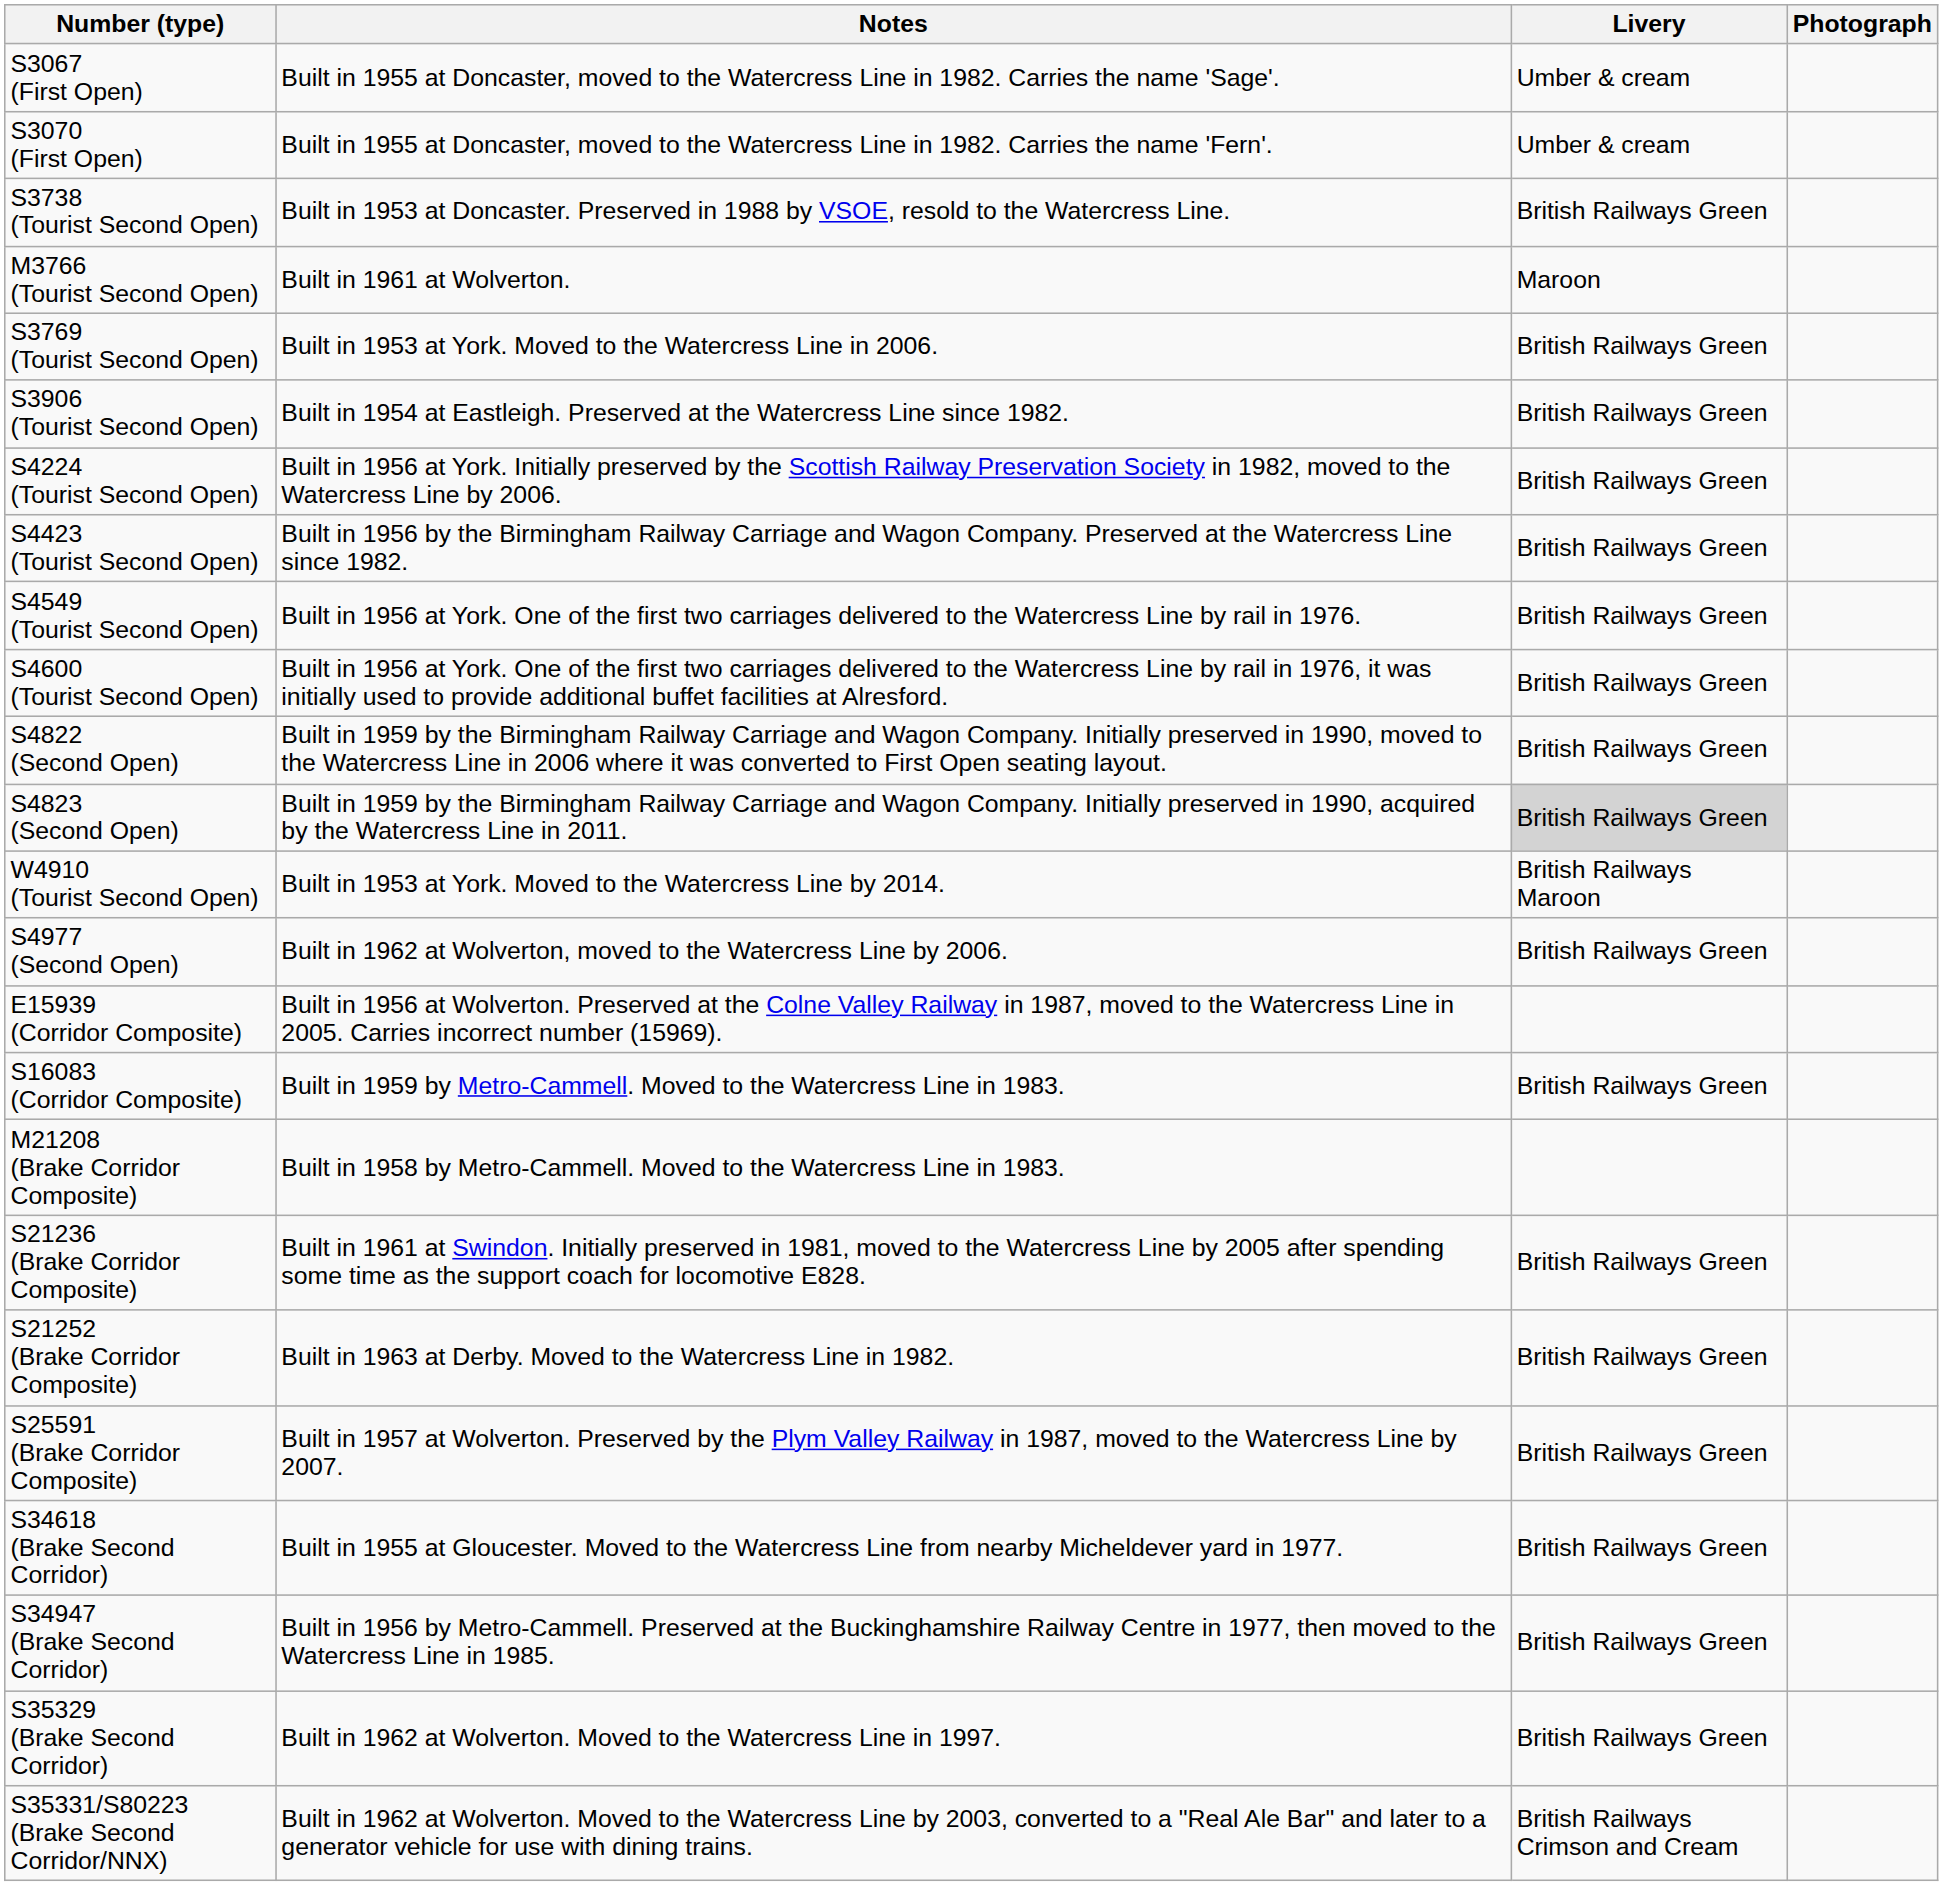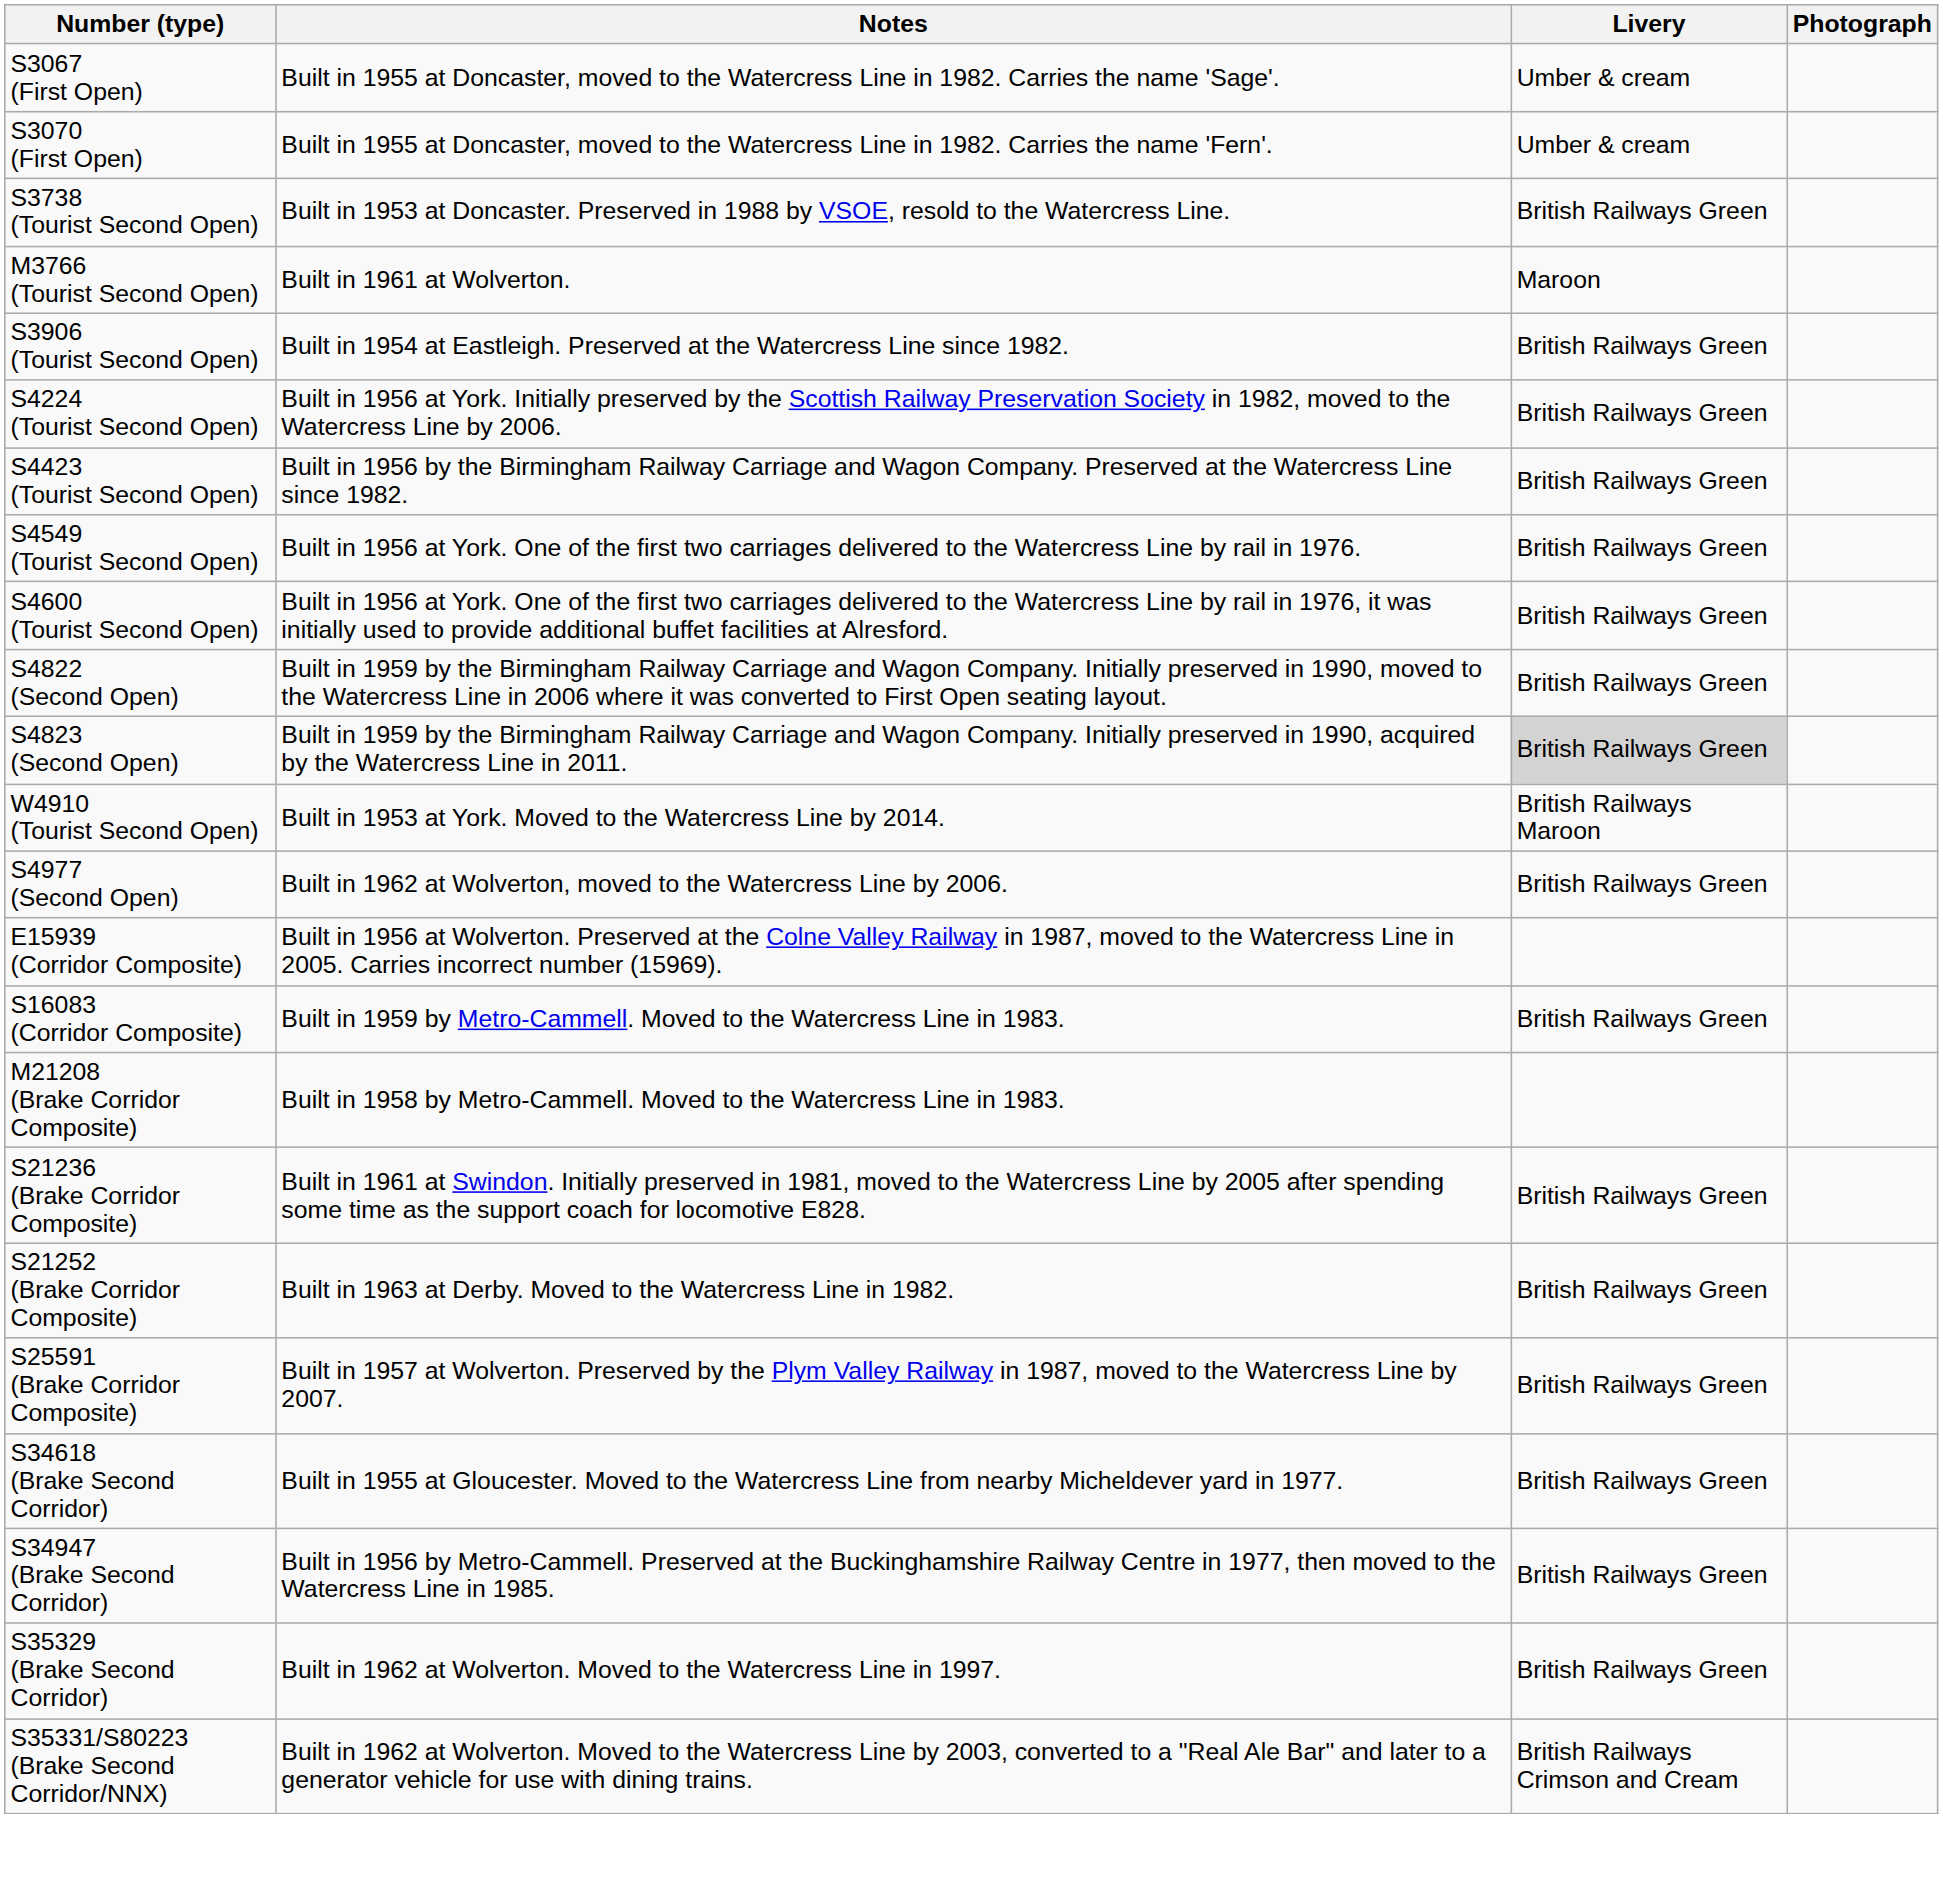- row: (135, 346)
